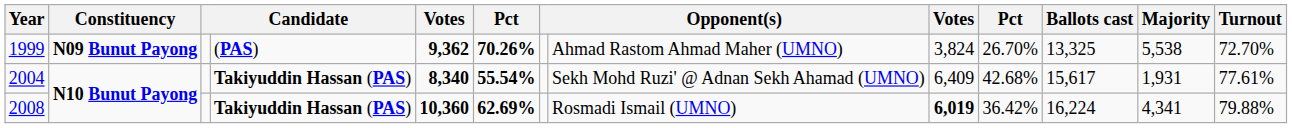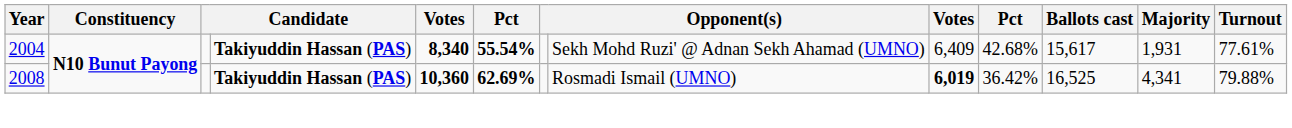- row: (27, 48)
(1071, 108) 16,224 -> (1071, 78) 16,525
